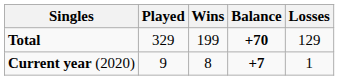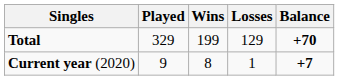columns swapped: (309, 16) <-> (256, 16)
